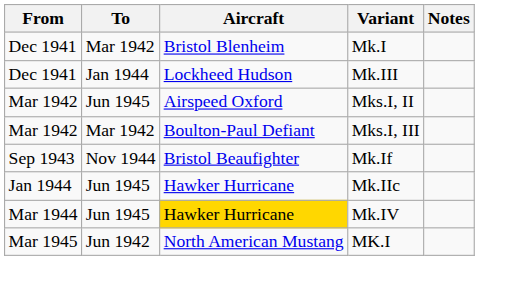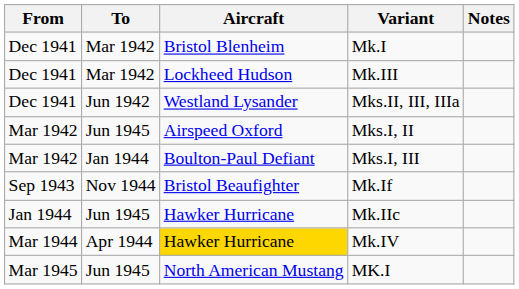(117, 74) Jan 1944 -> (120, 74) Mar 1942
+ row: (406, 102)
(120, 130) Mar 1942 -> (117, 158) Jan 1944
(118, 213) Jun 1945 -> (119, 241) Apr 1944
(118, 241) Jun 1942 -> (118, 269) Jun 1945
